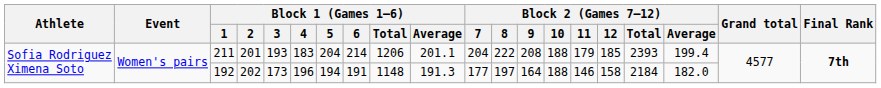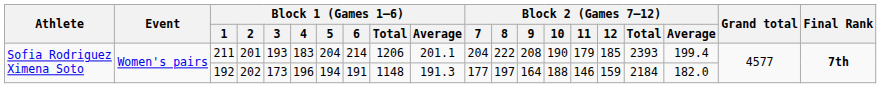(557, 53) 188 -> (557, 53) 190
(610, 72) 158 -> (610, 72) 159
